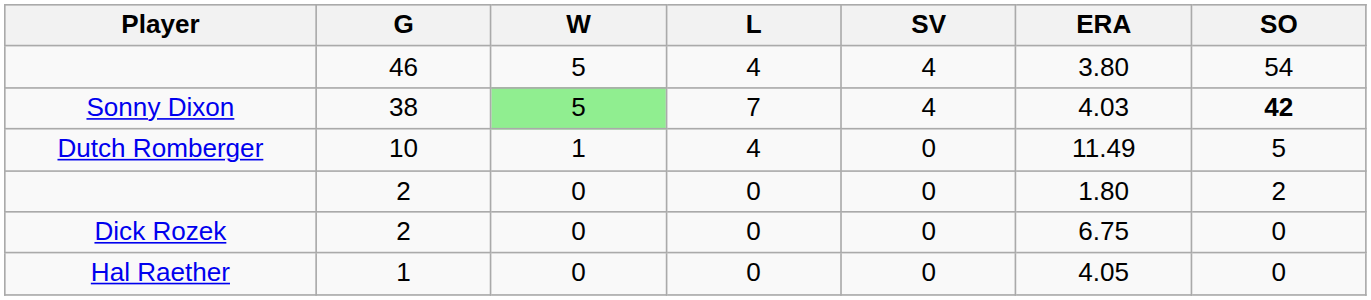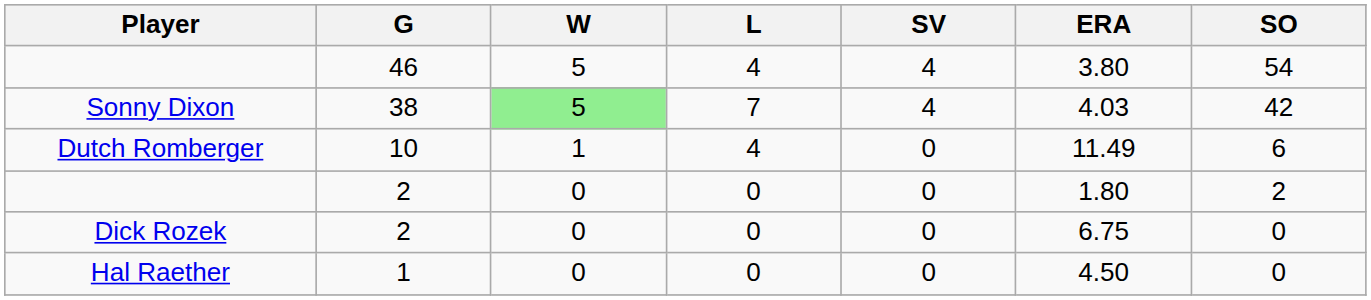(1279, 107) bold -> (1279, 107) normal
(1279, 149) 5 -> (1279, 149) 6
(1104, 273) 4.05 -> (1104, 273) 4.50
